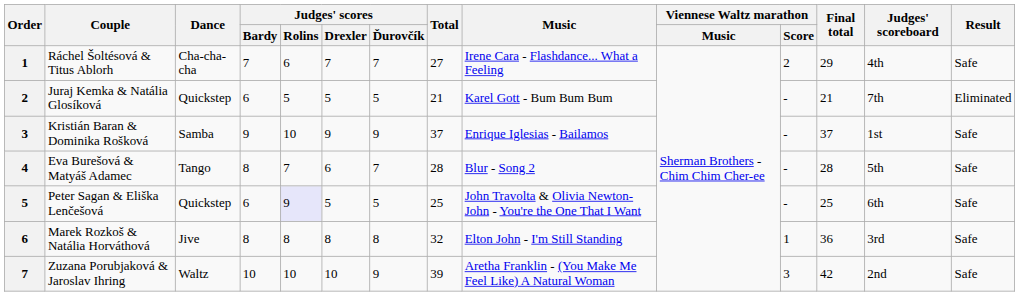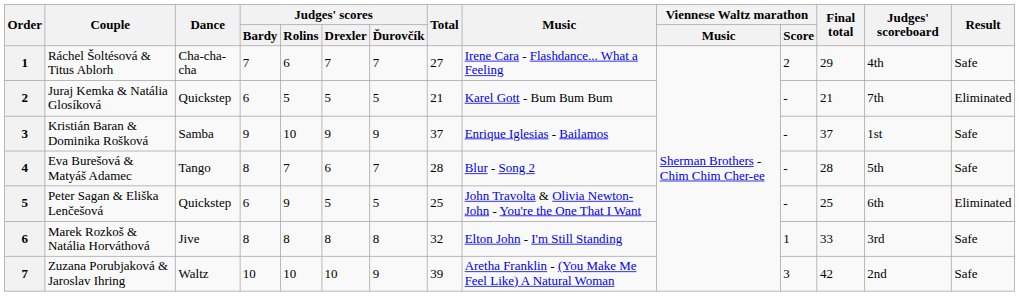(287, 203) lavender background -> (287, 203) no background
(966, 203) Safe -> (983, 203) Eliminated
(827, 238) 36 -> (827, 238) 33
